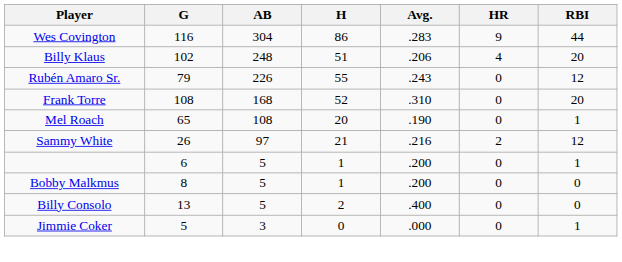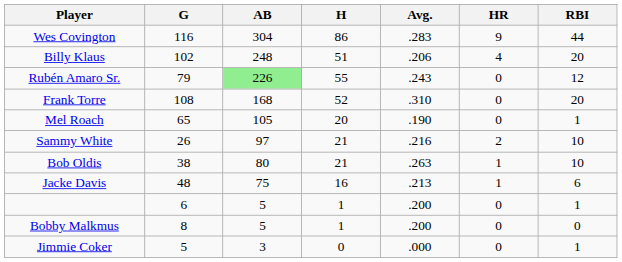(262, 78) no background -> (262, 78) lightgreen background
(262, 120) 108 -> (262, 120) 105
(577, 141) 12 -> (577, 141) 10
+ row: (74, 162)
+ row: (74, 183)
- row: (74, 204)
